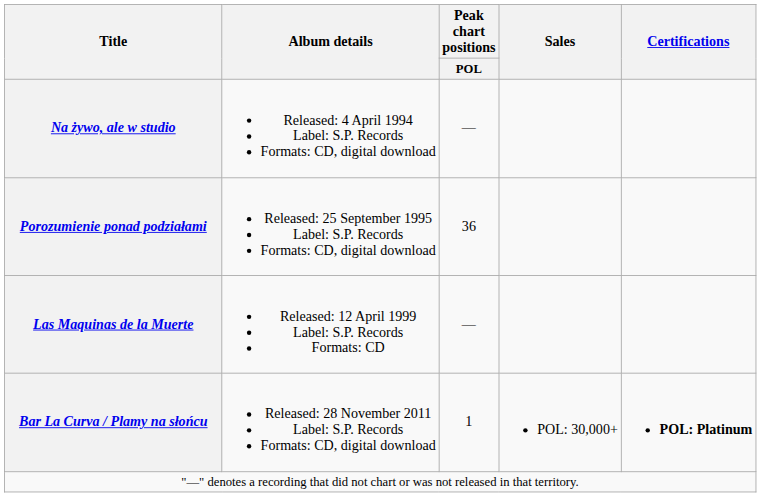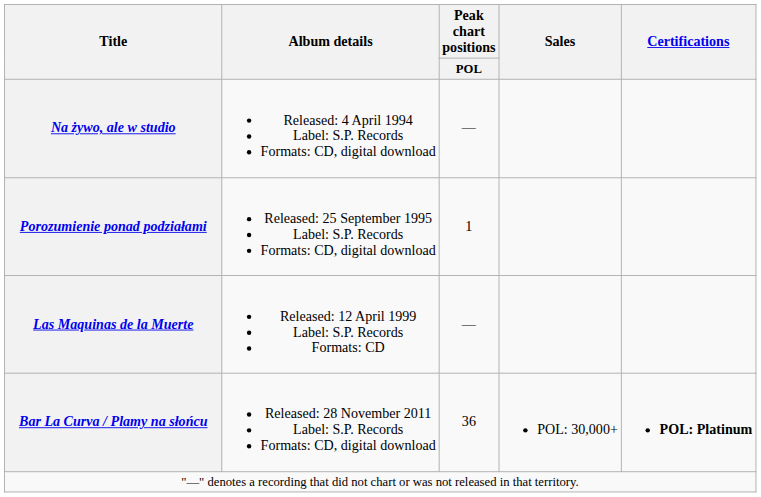(469, 226) 36 -> (469, 226) 1
(469, 422) 1 -> (469, 422) 36
